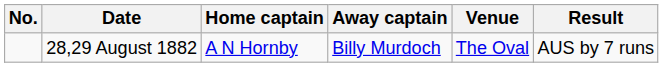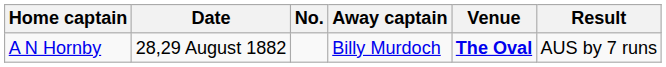columns swapped: (23, 18) <-> (265, 18)
(492, 47) normal -> (494, 47) bold
